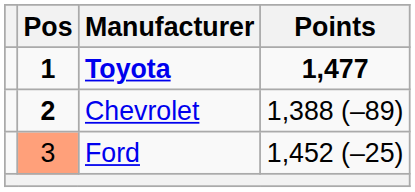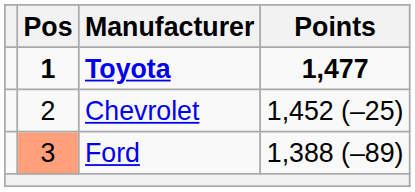(48, 111) bold -> (48, 111) normal
(335, 111) 1,388 (–89) -> (335, 111) 1,452 (–25)
(335, 153) 1,452 (–25) -> (335, 153) 1,388 (–89)
